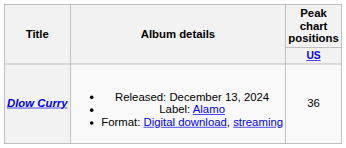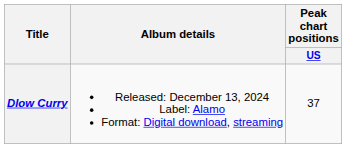(314, 103) 36 -> (314, 103) 37
